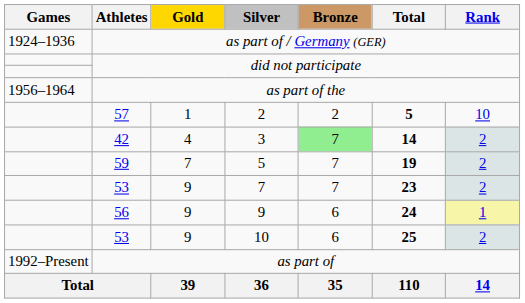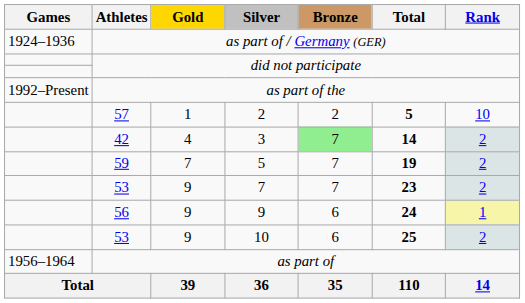(41, 90) 1956–1964 -> (48, 90) 1992–Present
(48, 261) 1992–Present -> (41, 261) 1956–1964
